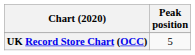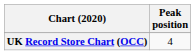(170, 41) 5 -> (170, 41) 4
